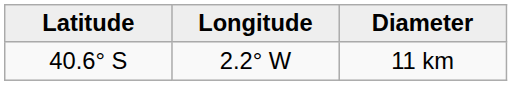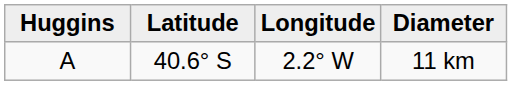+ column: (67, 23)
